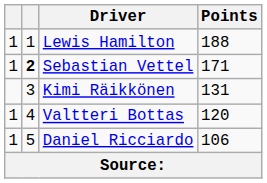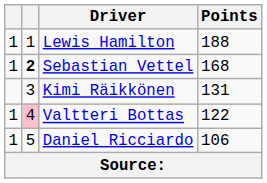(215, 67) 171 -> (215, 67) 168
(30, 116) no background -> (30, 116) pink background
(215, 116) 120 -> (215, 116) 122
